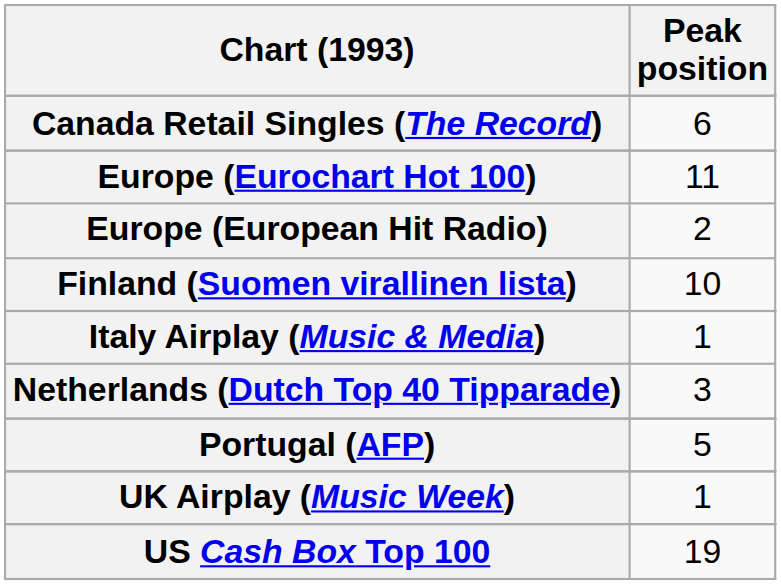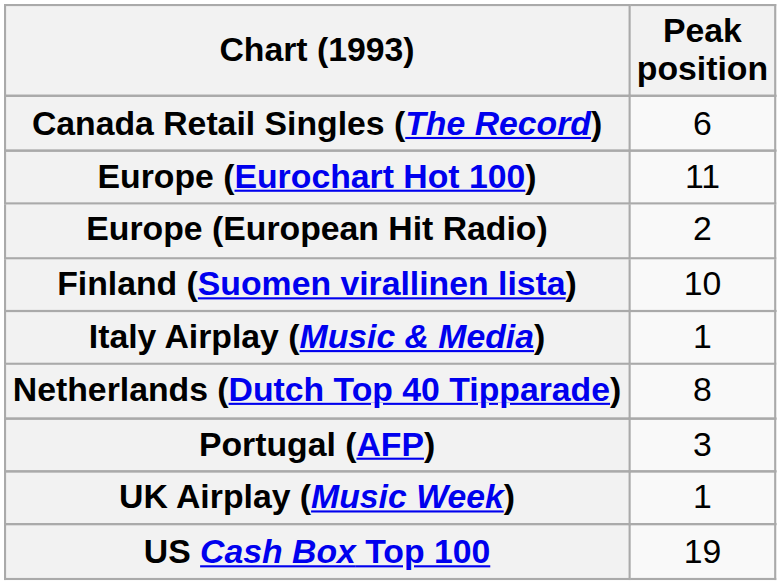(702, 390) 3 -> (702, 390) 8
(702, 444) 5 -> (702, 444) 3
